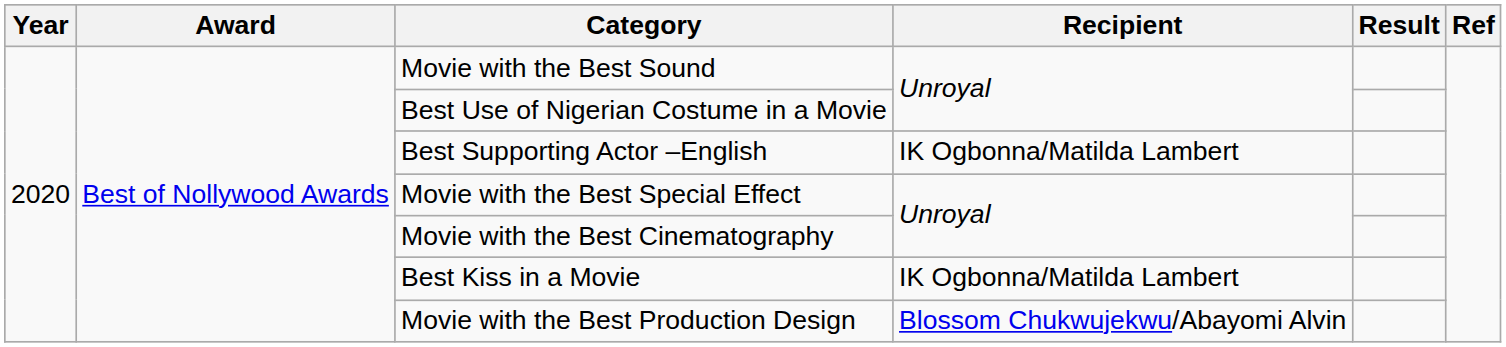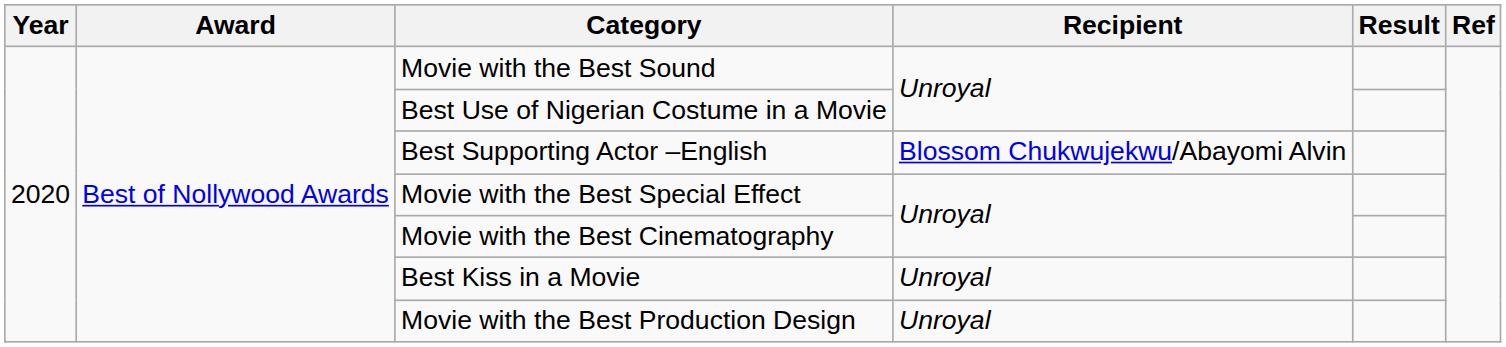(1069, 151) IK Ogbonna/Matilda Lambert -> (1123, 151) Blossom Chukwujekwu/Abayomi Alvin
(1069, 278) IK Ogbonna/Matilda Lambert -> (945, 278) Unroyal
(1123, 320) Blossom Chukwujekwu/Abayomi Alvin -> (945, 320) Unroyal
